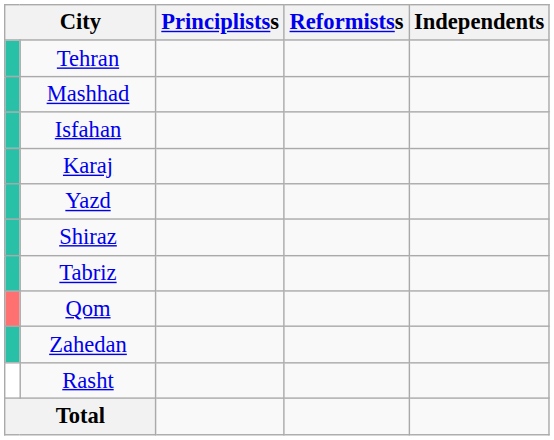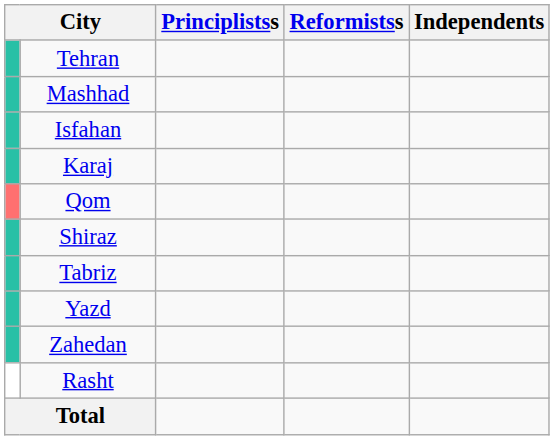rows swapped: (88, 308) <-> (88, 201)
